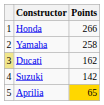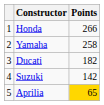(9, 60) khaki background -> (9, 60) no background
(90, 60) 162 -> (90, 60) 182
